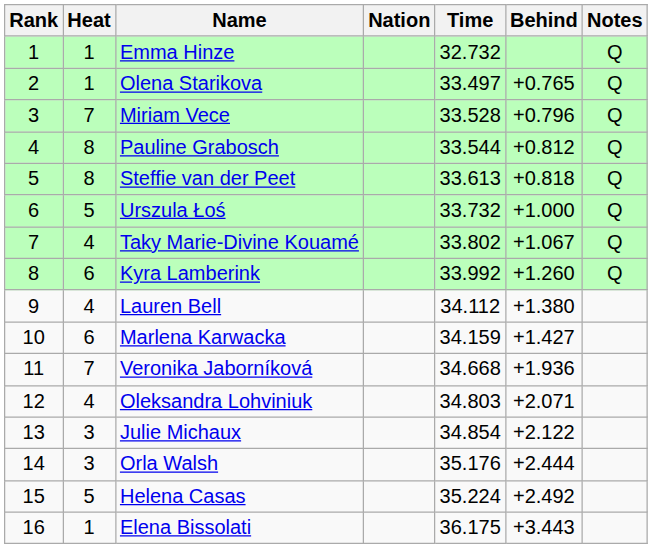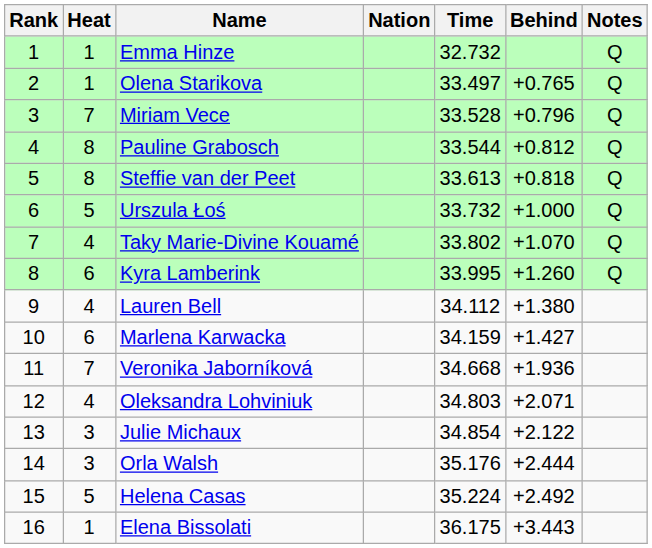(544, 242) +1.067 -> (544, 242) +1.070
(470, 274) 33.992 -> (470, 274) 33.995
